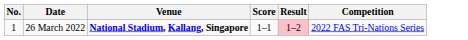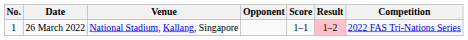+ column: (264, 12)
(169, 27) bold -> (164, 27) normal
